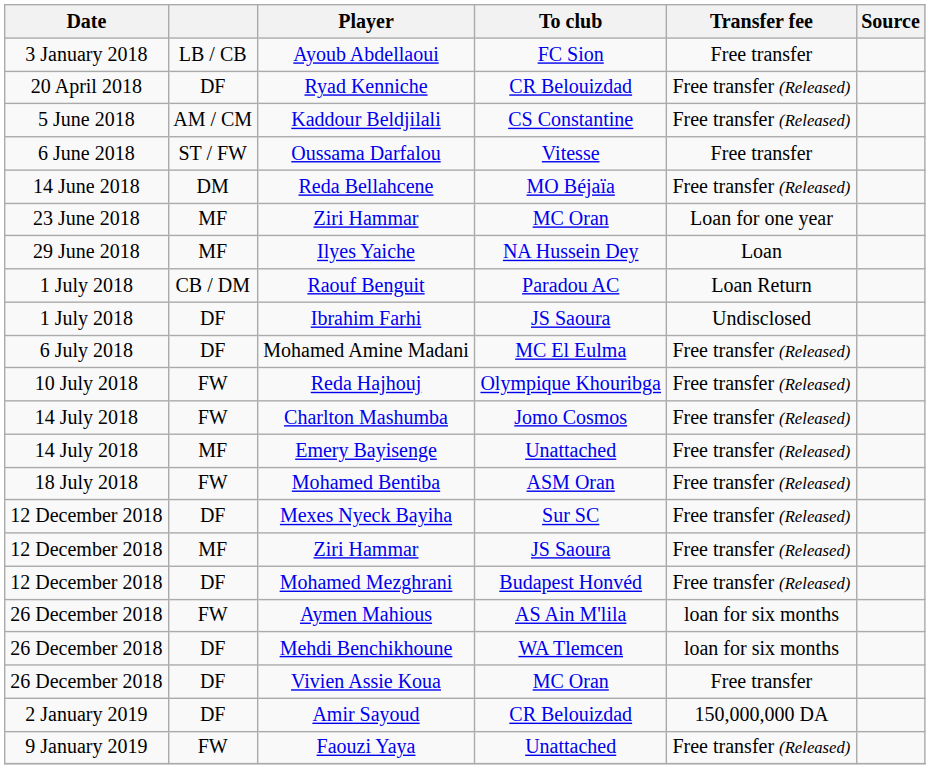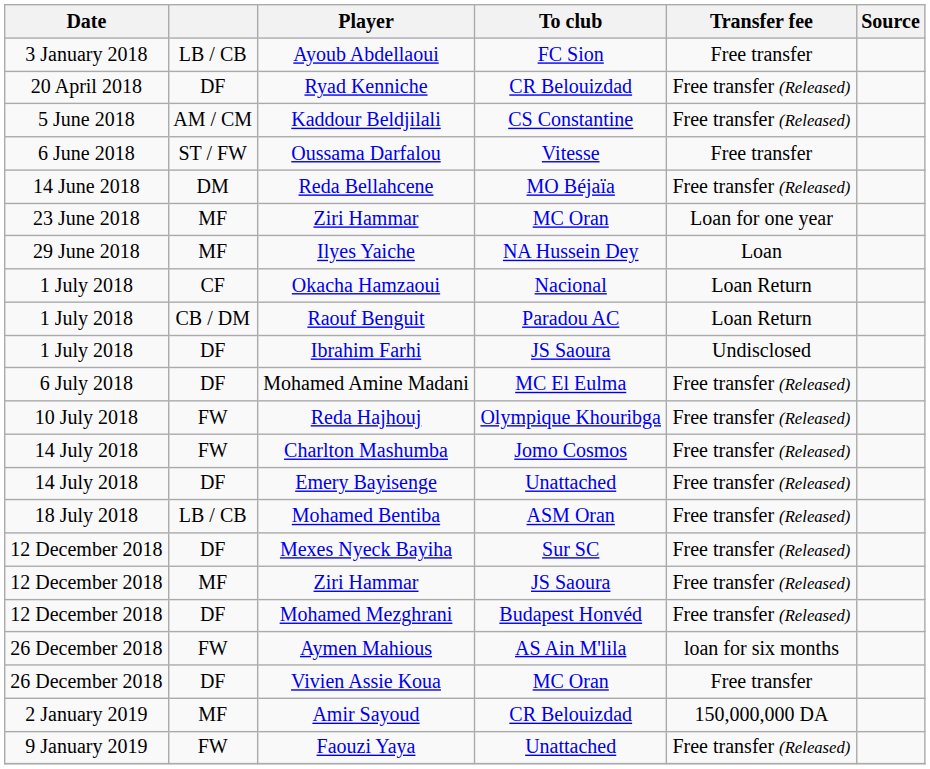+ row: (366, 285)
(213, 450) MF -> (213, 483) DF
(213, 483) FW -> (213, 516) LB / CB
- row: (366, 648)
(213, 714) DF -> (213, 714) MF
